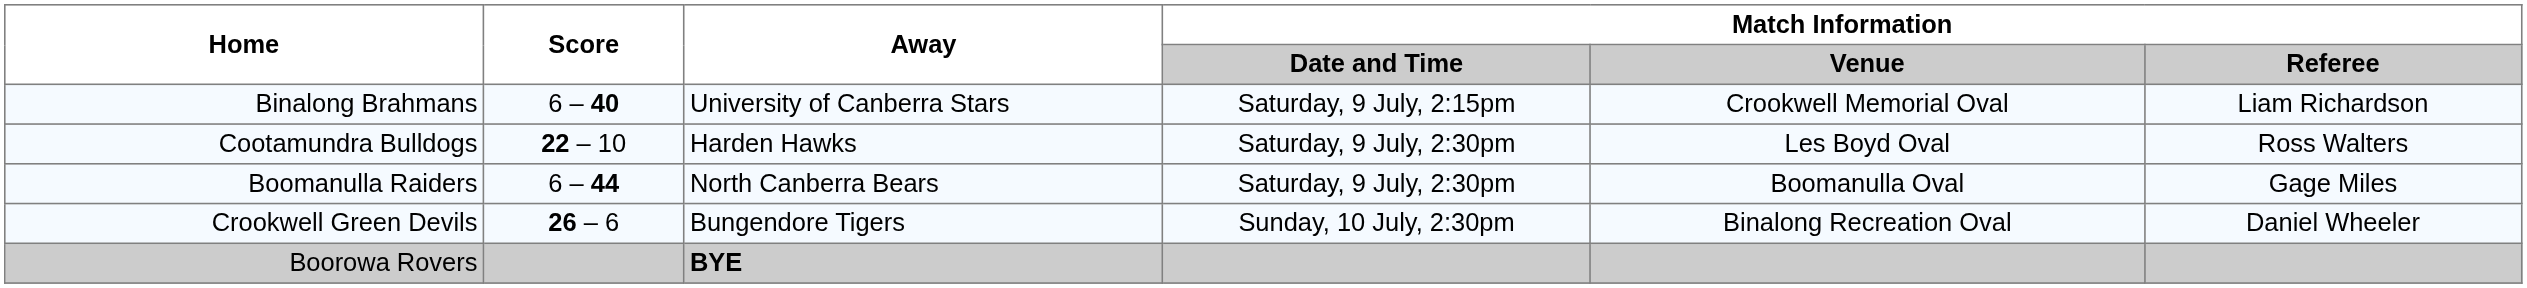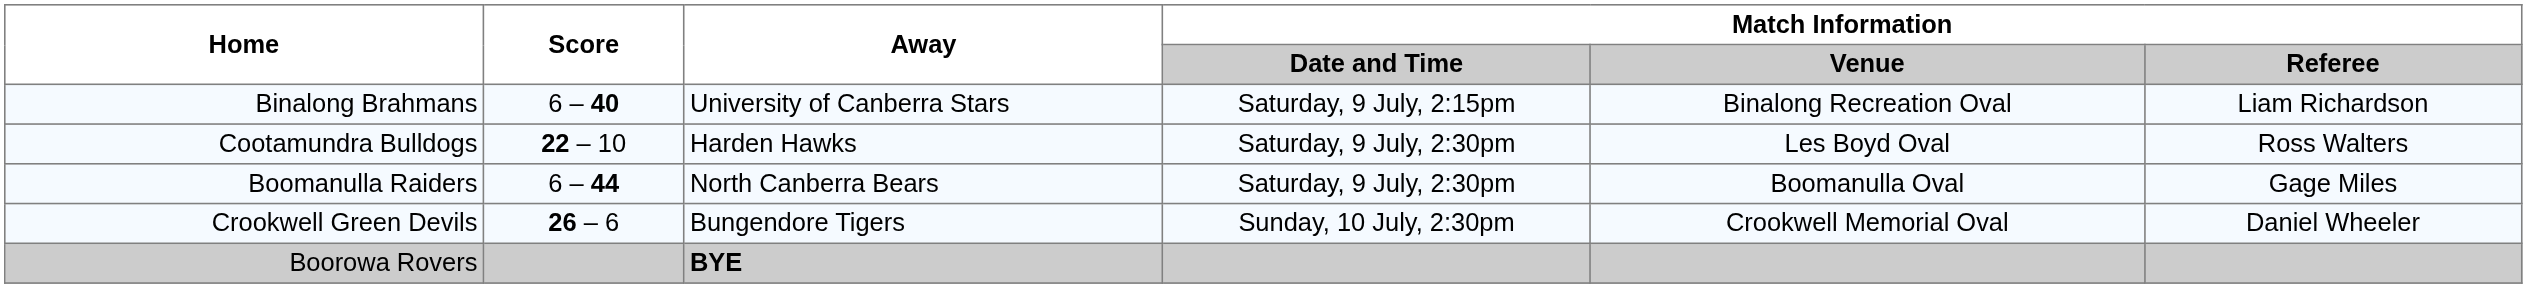(1867, 103) Crookwell Memorial Oval -> (1867, 103) Binalong Recreation Oval
(1867, 223) Binalong Recreation Oval -> (1867, 223) Crookwell Memorial Oval
